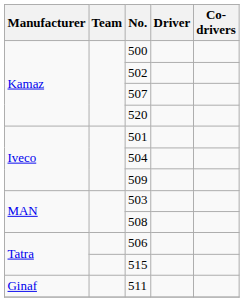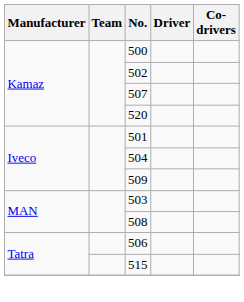- row: (138, 285)
